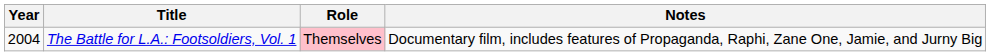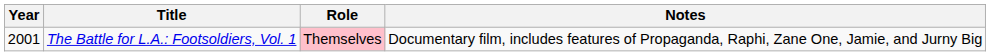(24, 39) 2004 -> (24, 39) 2001
